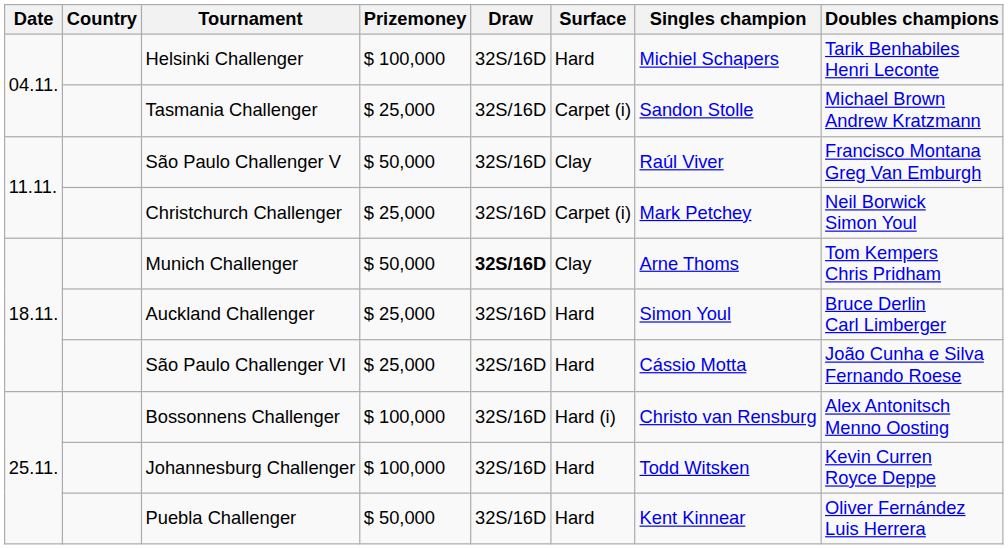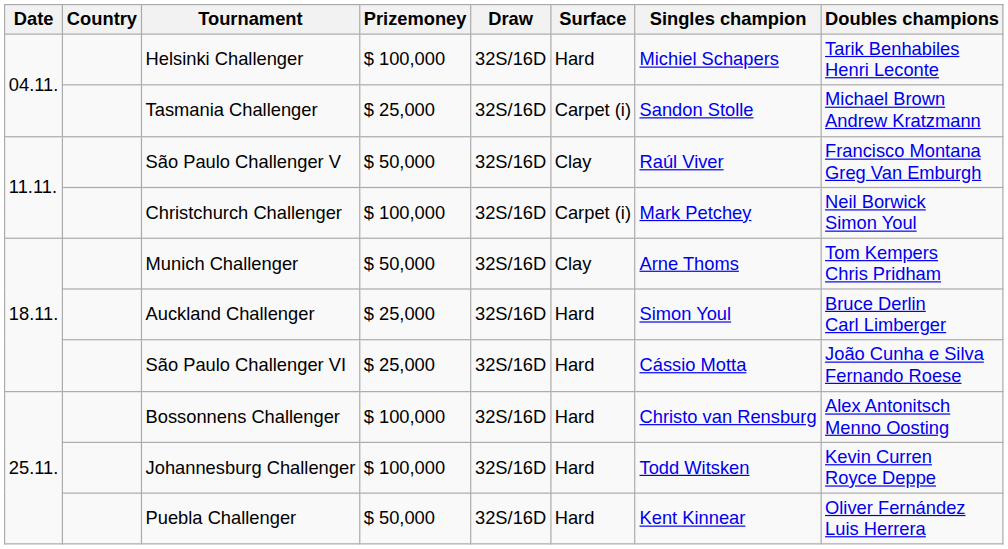(399, 212) $ 25,000 -> (404, 212) $ 100,000
(511, 263) bold -> (511, 263) normal
(585, 415) Hard (i) -> (575, 415) Hard
